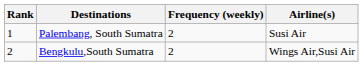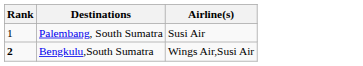- column: (216, 14)
(10, 52) normal -> (10, 52) bold
